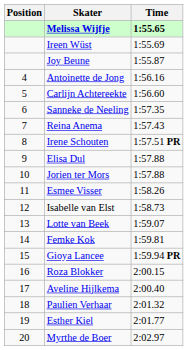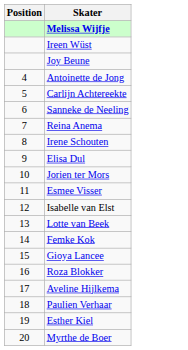- column: (157, 12)
